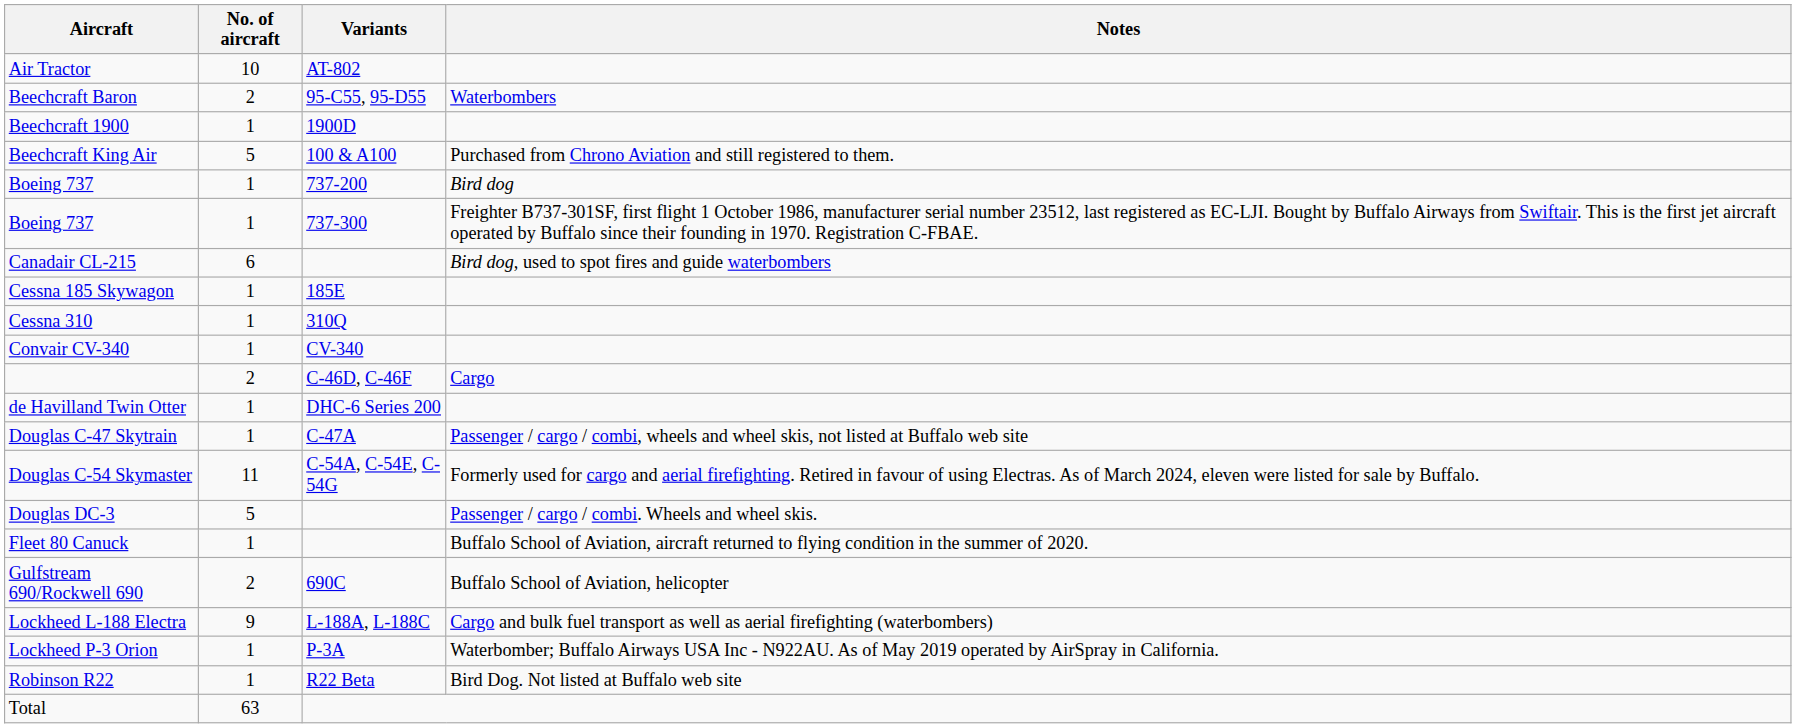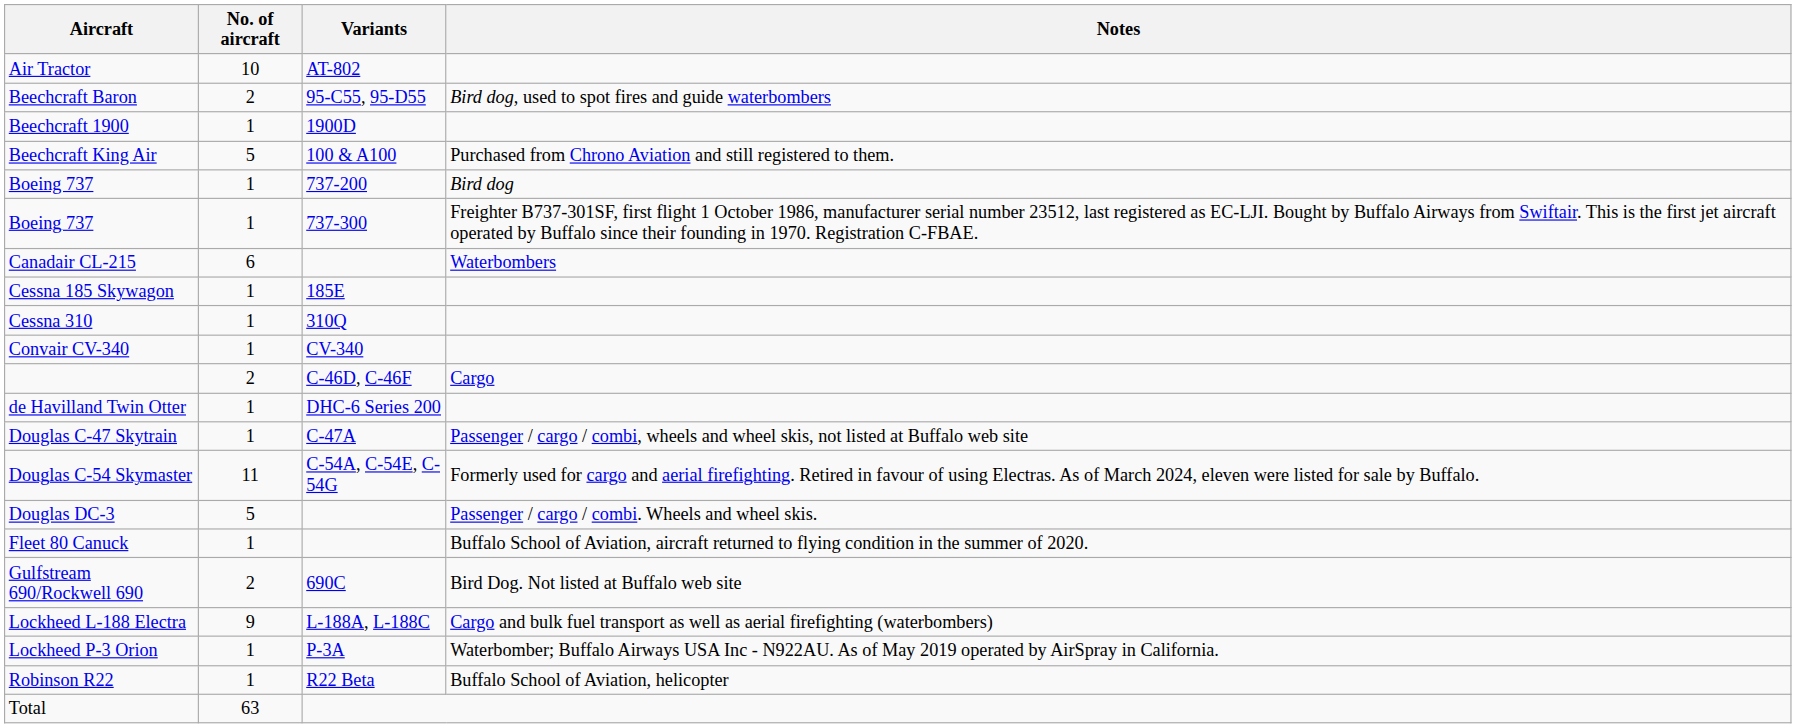(503, 97) Waterbombers -> (641, 97) Bird dog, used to spot fires and guide waterbombers
(641, 262) Bird dog, used to spot fires and guide waterbombers -> (503, 262) Waterbombers
(589, 582) Buffalo School of Aviation, helicopter -> (596, 582) Bird Dog. Not listed at Buffalo web site
(596, 679) Bird Dog. Not listed at Buffalo web site -> (589, 679) Buffalo School of Aviation, helicopter
